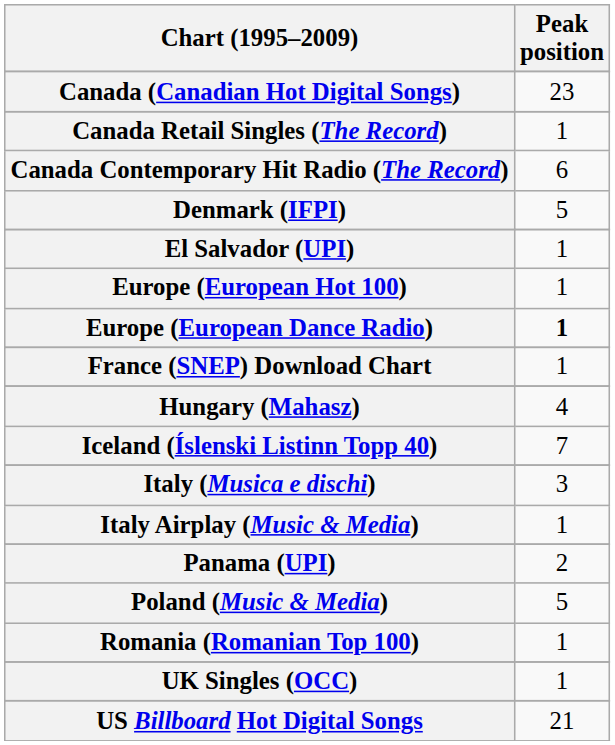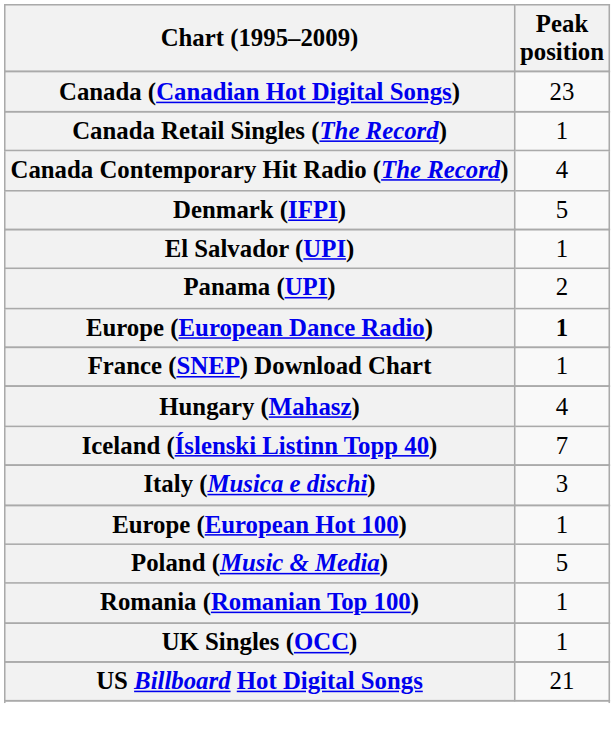(562, 170) 6 -> (562, 170) 4
rows swapped: (259, 288) <-> (260, 563)
- row: (260, 524)
